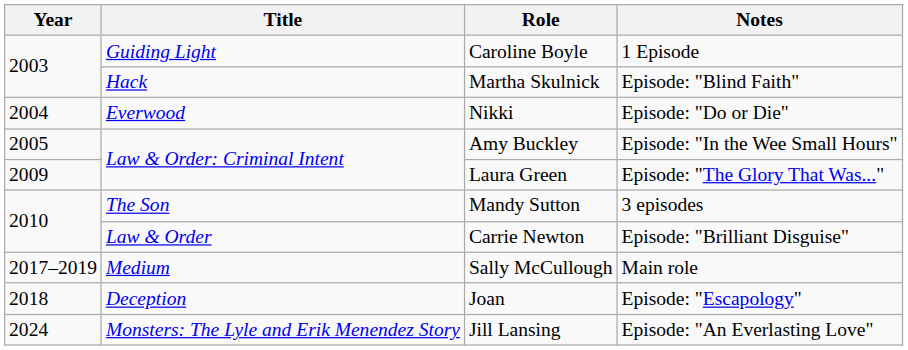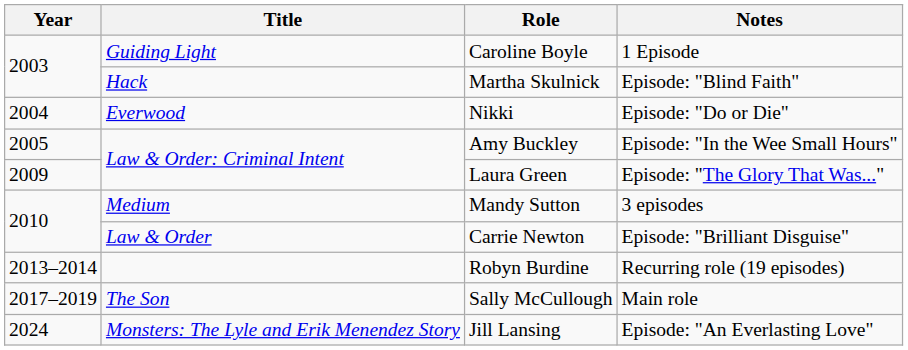(138, 205) The Son -> (138, 205) Medium
+ row: (529, 267)
(138, 267) Medium -> (138, 298) The Son
- row: (487, 298)
